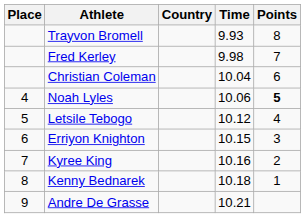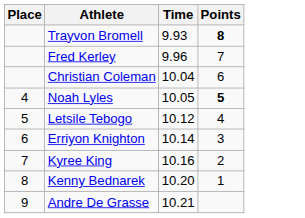- column: (187, 14)
(277, 35) normal -> (221, 35) bold
(231, 56) 9.98 -> (175, 56) 9.96
(234, 98) 10.06 -> (178, 98) 10.05
(234, 139) 10.15 -> (178, 139) 10.14
(234, 181) 10.18 -> (178, 181) 10.20
